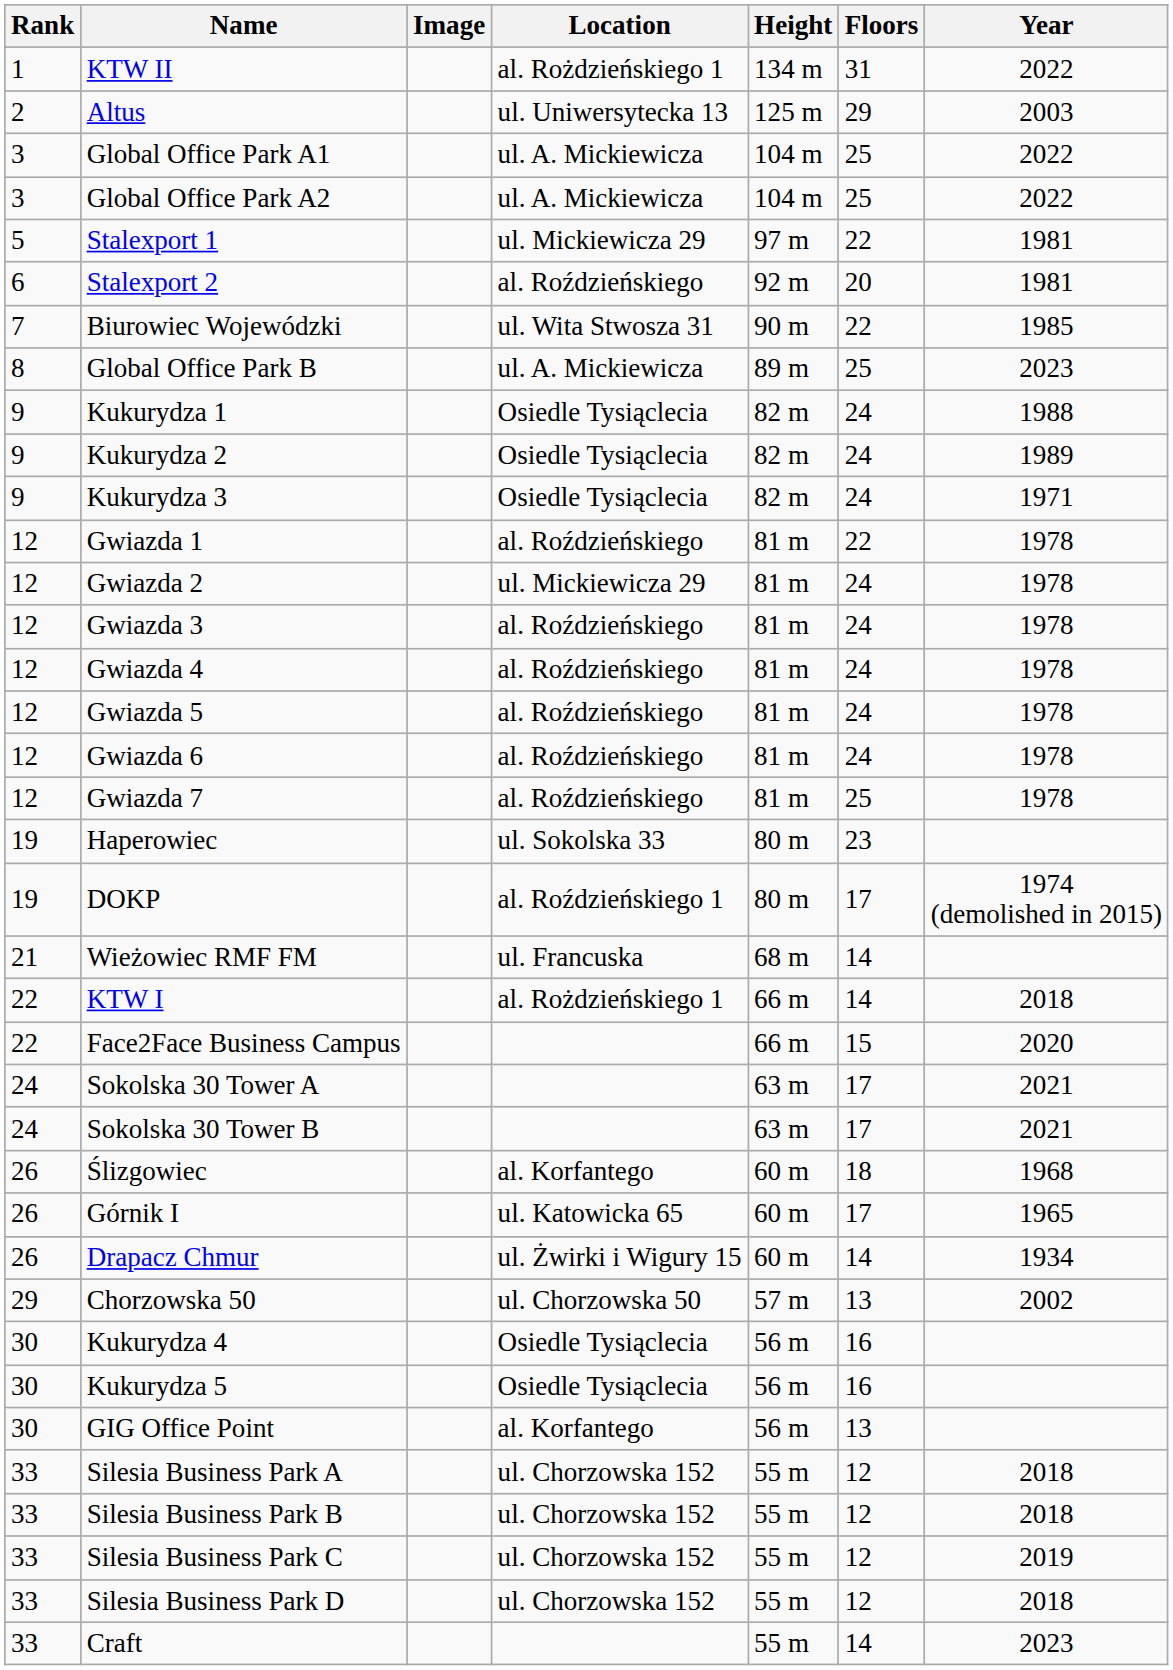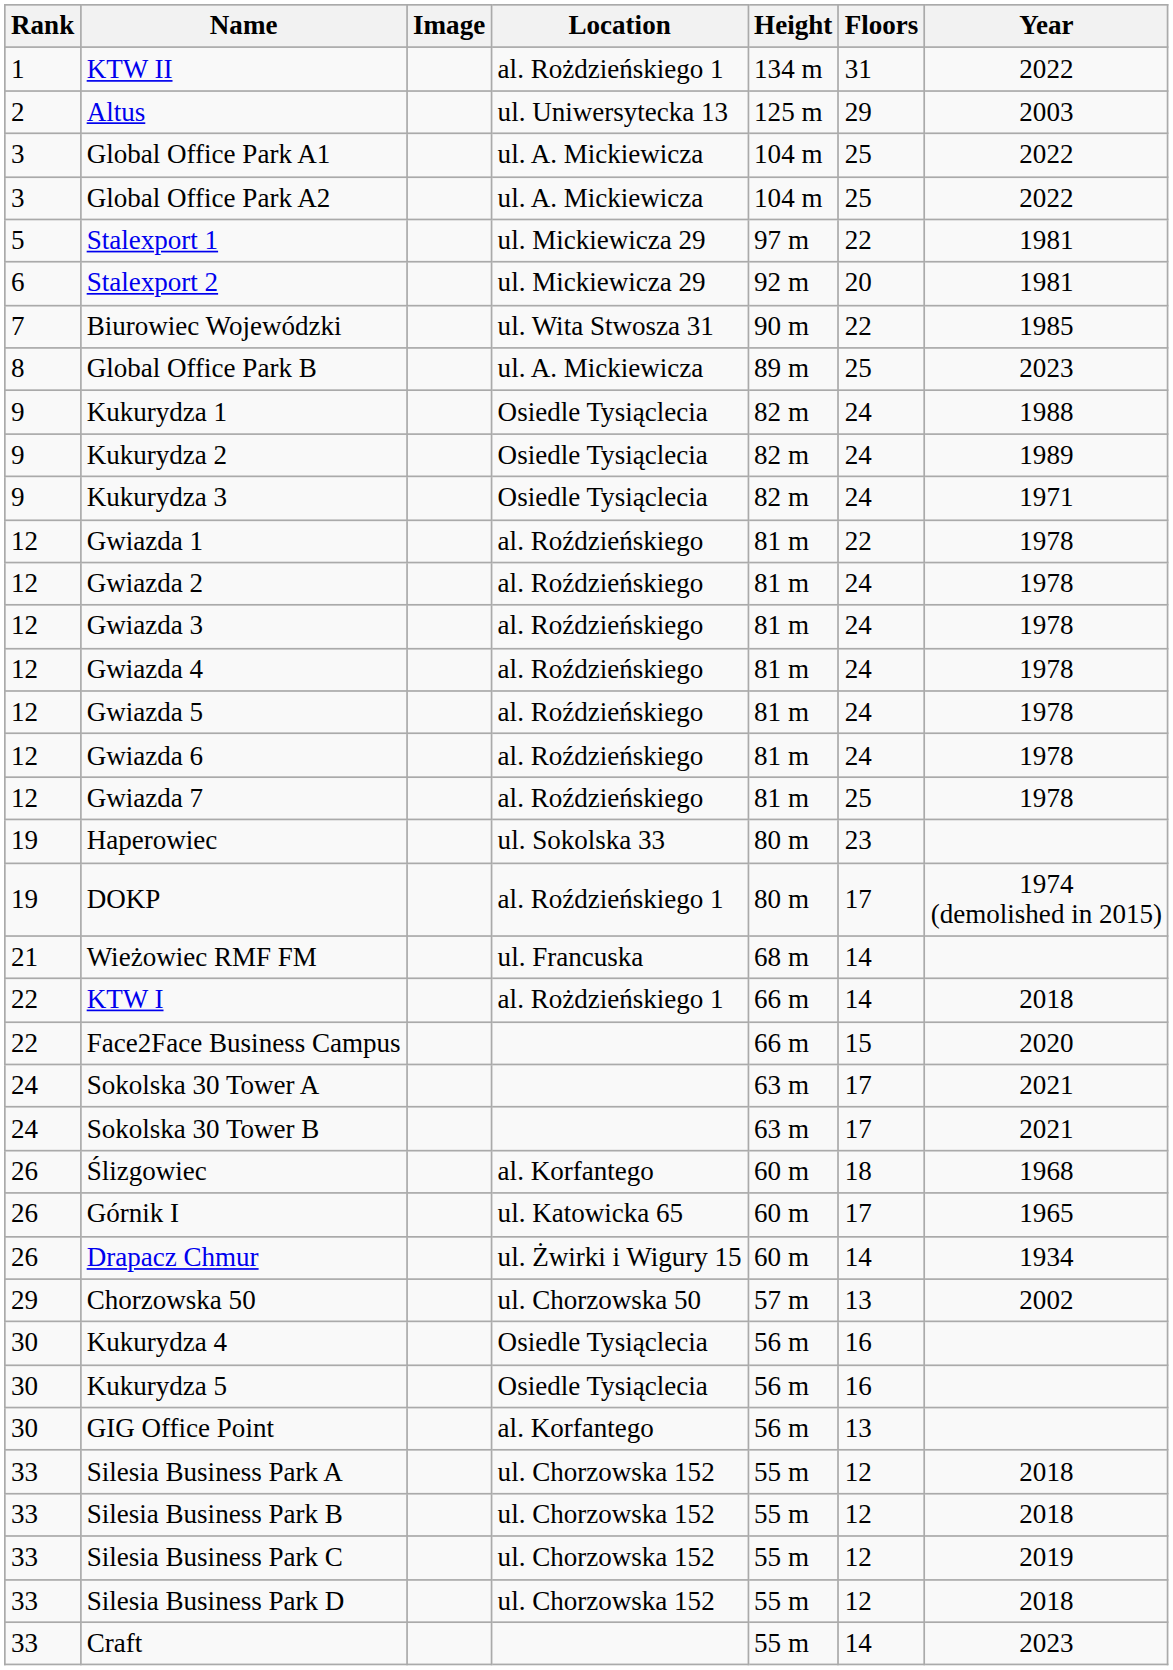(600, 283) al. Roździeńskiego -> (602, 283) ul. Mickiewicza 29
(602, 583) ul. Mickiewicza 29 -> (600, 583) al. Roździeńskiego
